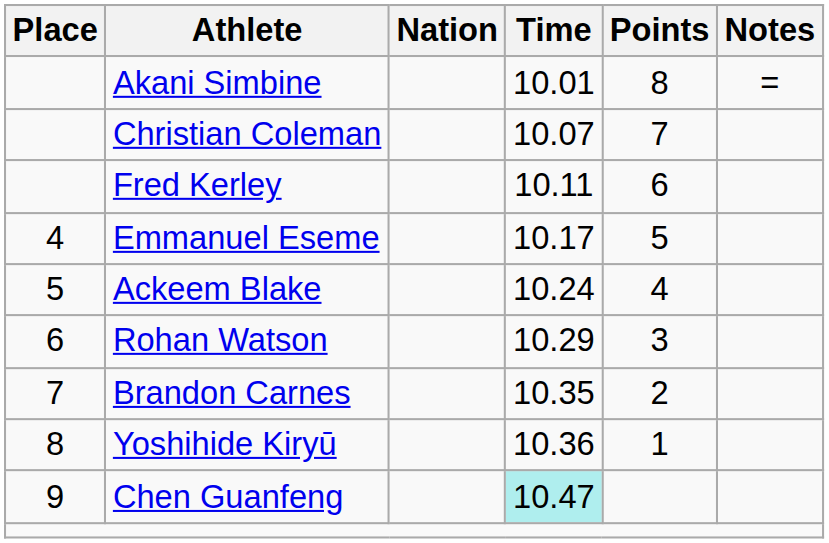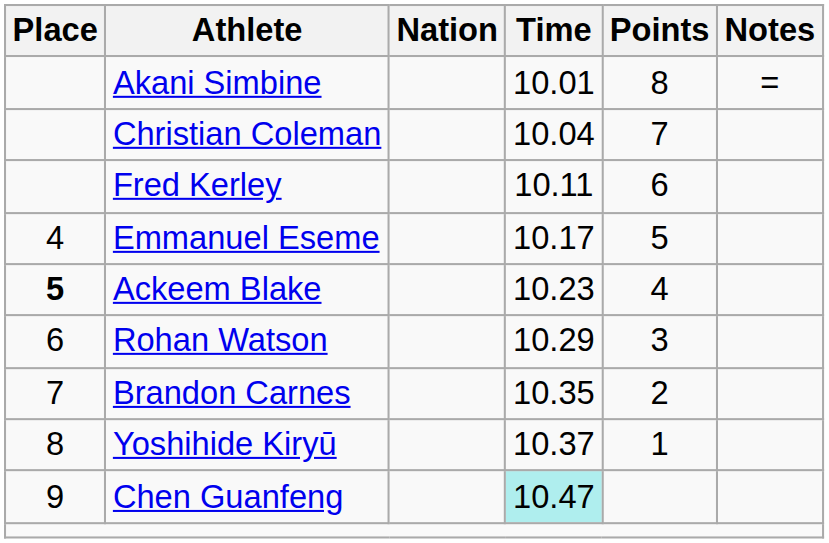(554, 133) 10.07 -> (554, 133) 10.04
(55, 289) normal -> (55, 289) bold
(554, 289) 10.24 -> (554, 289) 10.23
(554, 444) 10.36 -> (554, 444) 10.37
